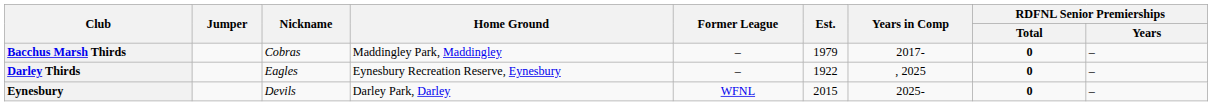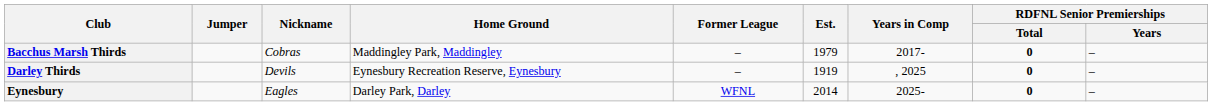(281, 71) Eagles -> (280, 71) Devils
(826, 71) 1922 -> (826, 71) 1919
(280, 91) Devils -> (281, 91) Eagles
(826, 91) 2015 -> (826, 91) 2014
